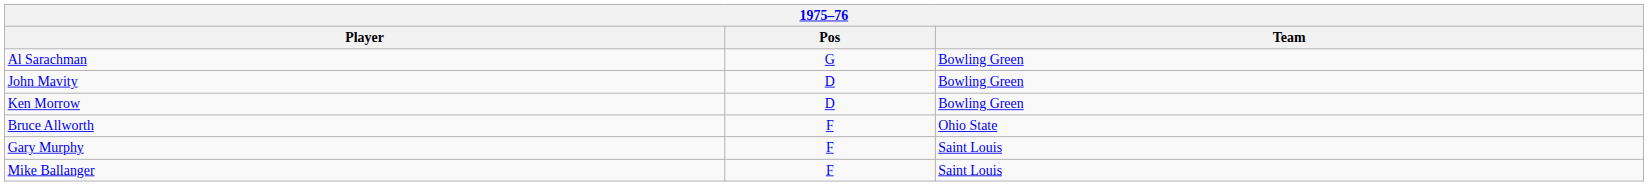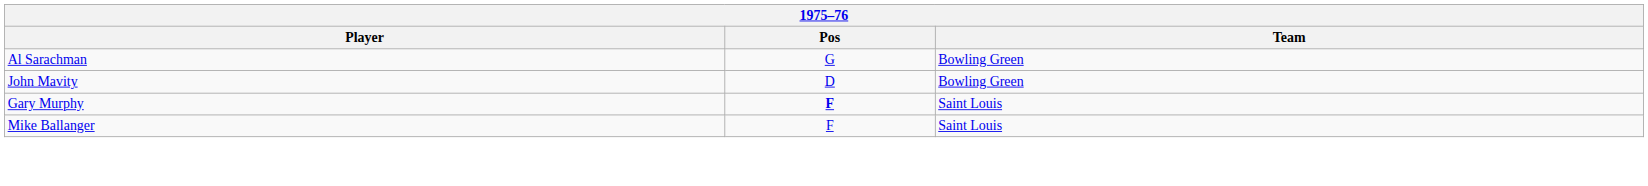- row: (44, 103)
- row: (51, 125)
(830, 147) normal -> (830, 103) bold
